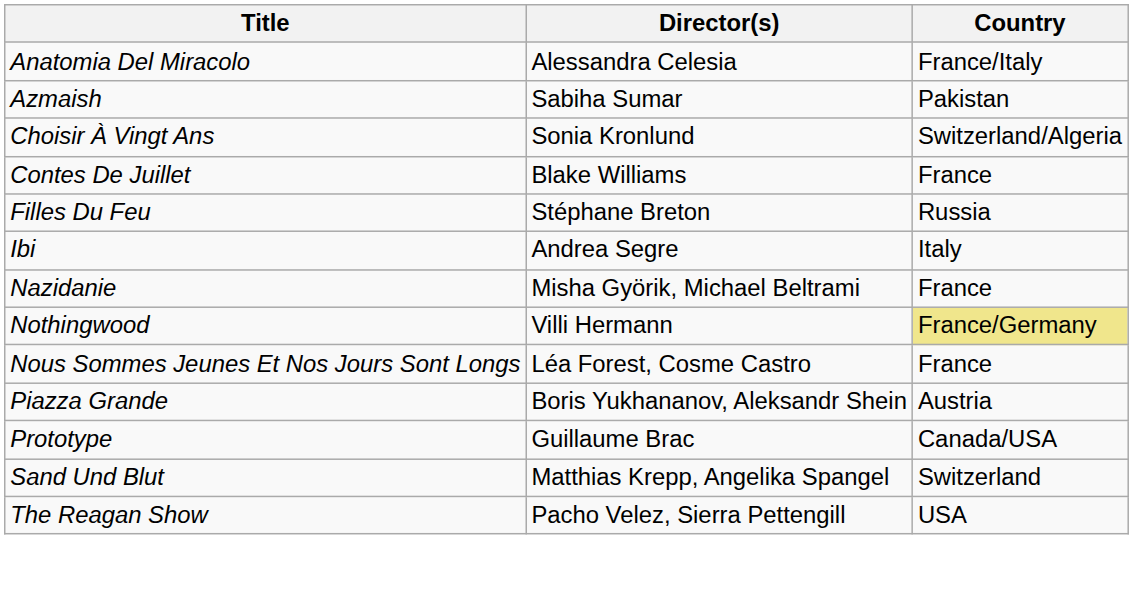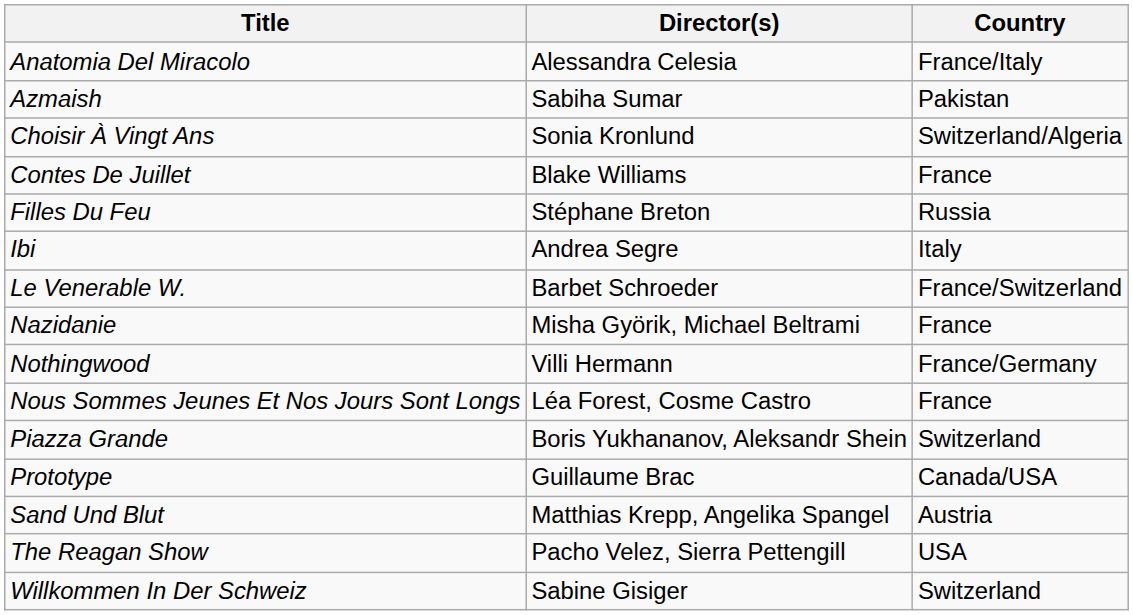+ row: (98, 288)
(1007, 325) khaki background -> (1007, 363) no background
(955, 401) Austria -> (980, 439) Switzerland
(980, 477) Switzerland -> (955, 514) Austria
+ row: (159, 590)
